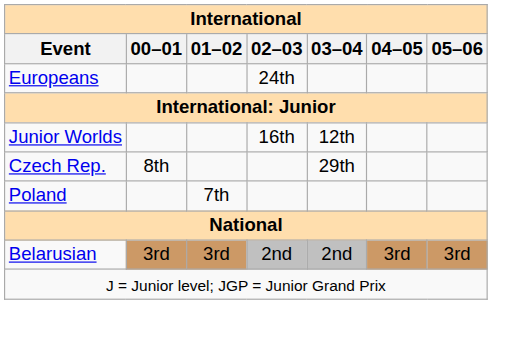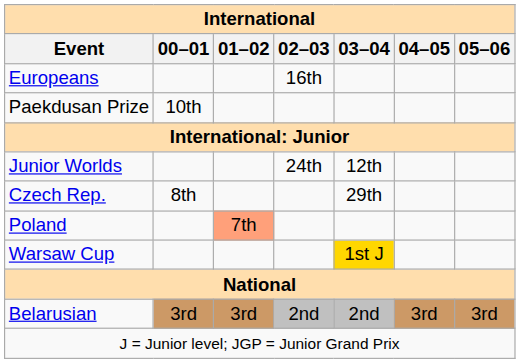(277, 78) 24th -> (304, 78) 16th
+ row: (79, 107)
(277, 136) 16th -> (304, 166) 24th
(217, 195) no background -> (244, 225) lightsalmon background
+ row: (62, 254)
